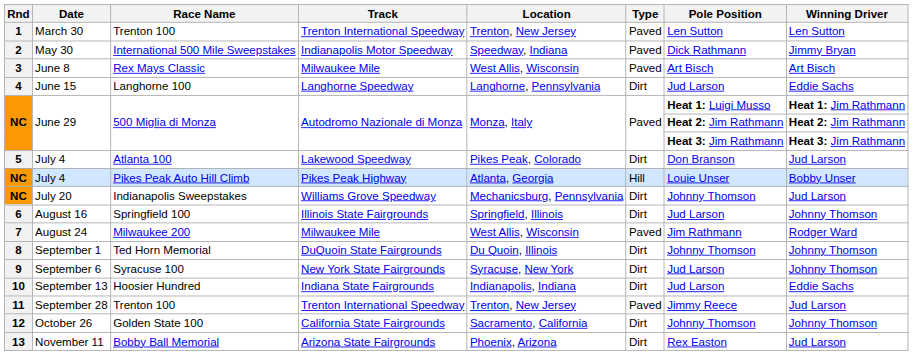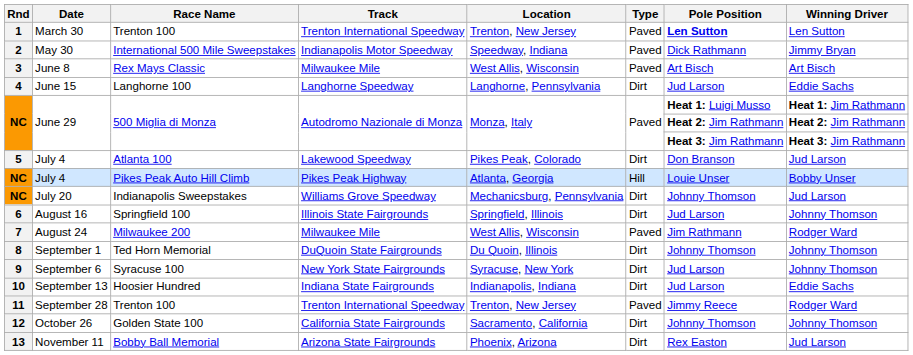(695, 31) normal -> (697, 31) bold
(817, 305) Jud Larson -> (823, 305) Rodger Ward
